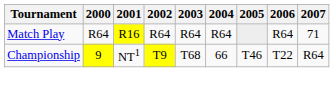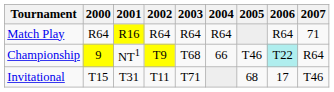(283, 55) no background -> (283, 55) paleturquoise background
+ row: (36, 77)
